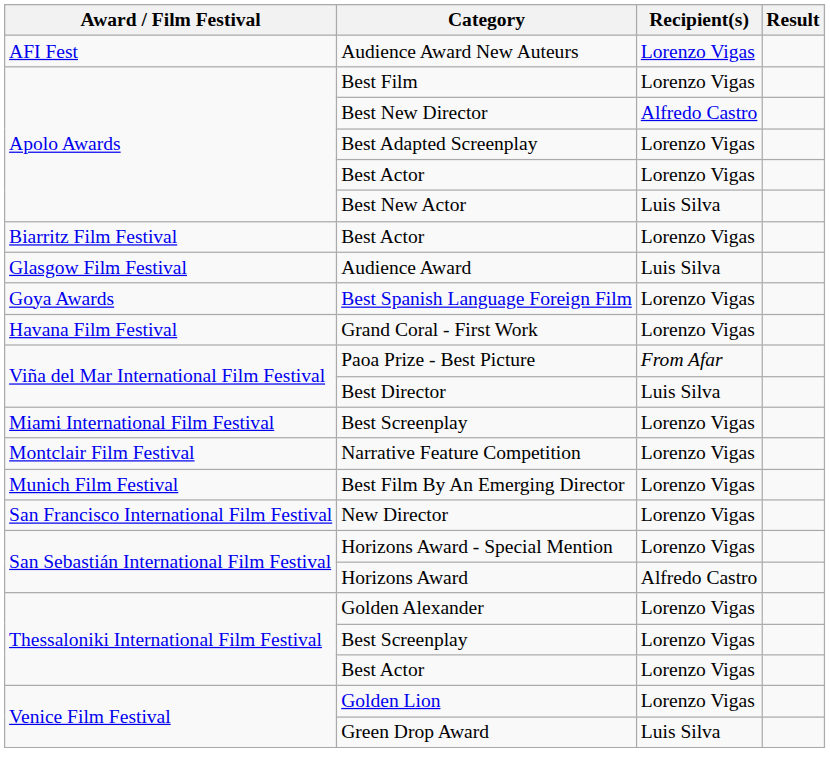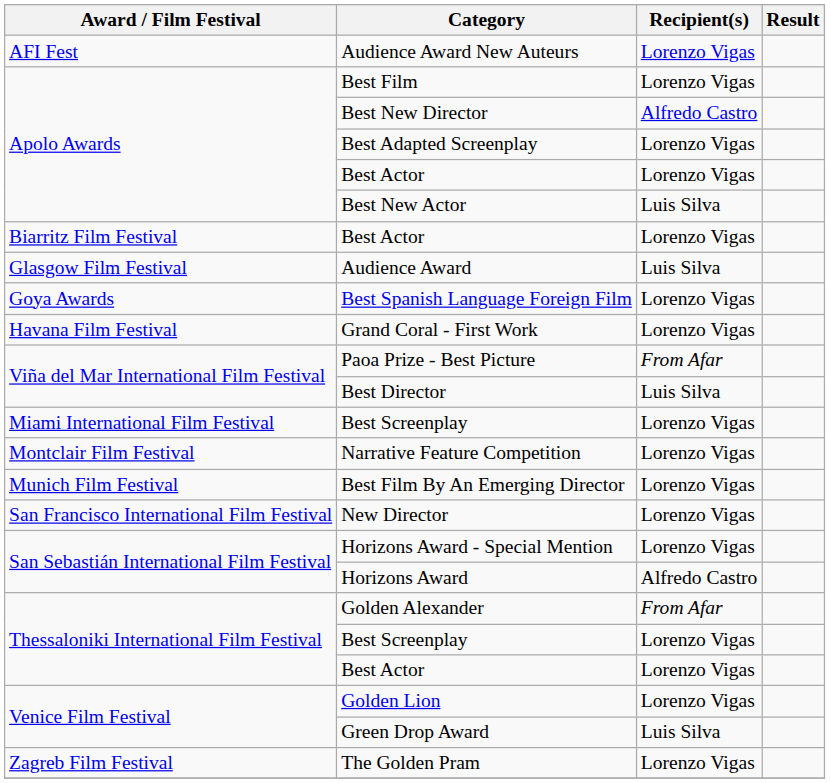(698, 608) Lorenzo Vigas -> (682, 608) From Afar
+ row: (91, 762)
